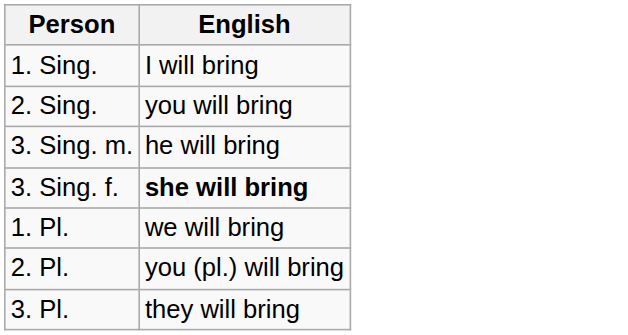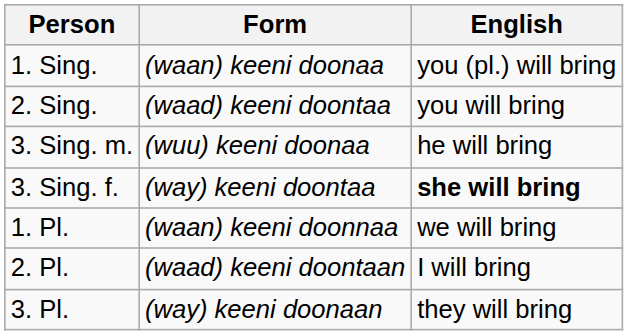+ column: (275, 24)
(202, 65) I will bring -> (517, 65) you (pl.) will bring
(244, 268) you (pl.) will bring -> (474, 268) I will bring
